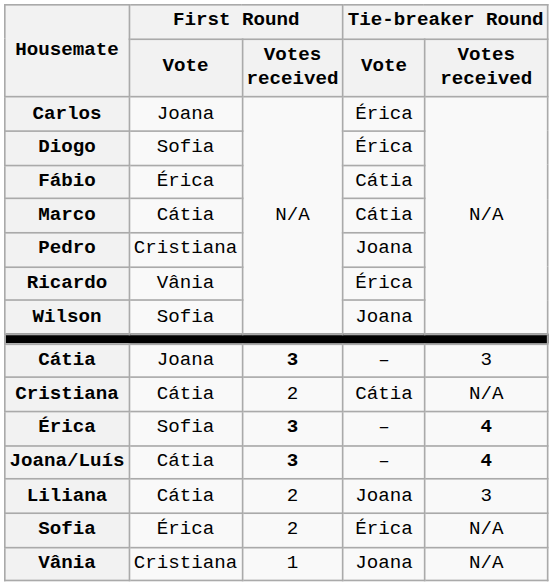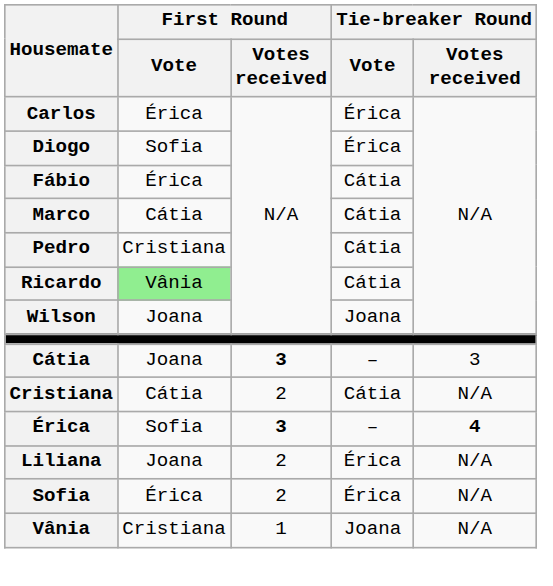(186, 113) Joana -> (174, 113) Érica
(384, 248) Joana -> (372, 248) Cátia
(186, 282) no background -> (174, 282) lightgreen background
(384, 282) Érica -> (372, 282) Cátia
(186, 316) Sofia -> (174, 316) Joana
- row: (67, 461)
(186, 495) Cátia -> (174, 461) Joana
(384, 495) Joana -> (372, 461) Érica
(486, 495) 3 -> (475, 461) N/A
